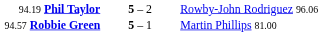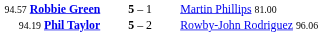rows swapped: (52, 25) <-> (60, 8)
